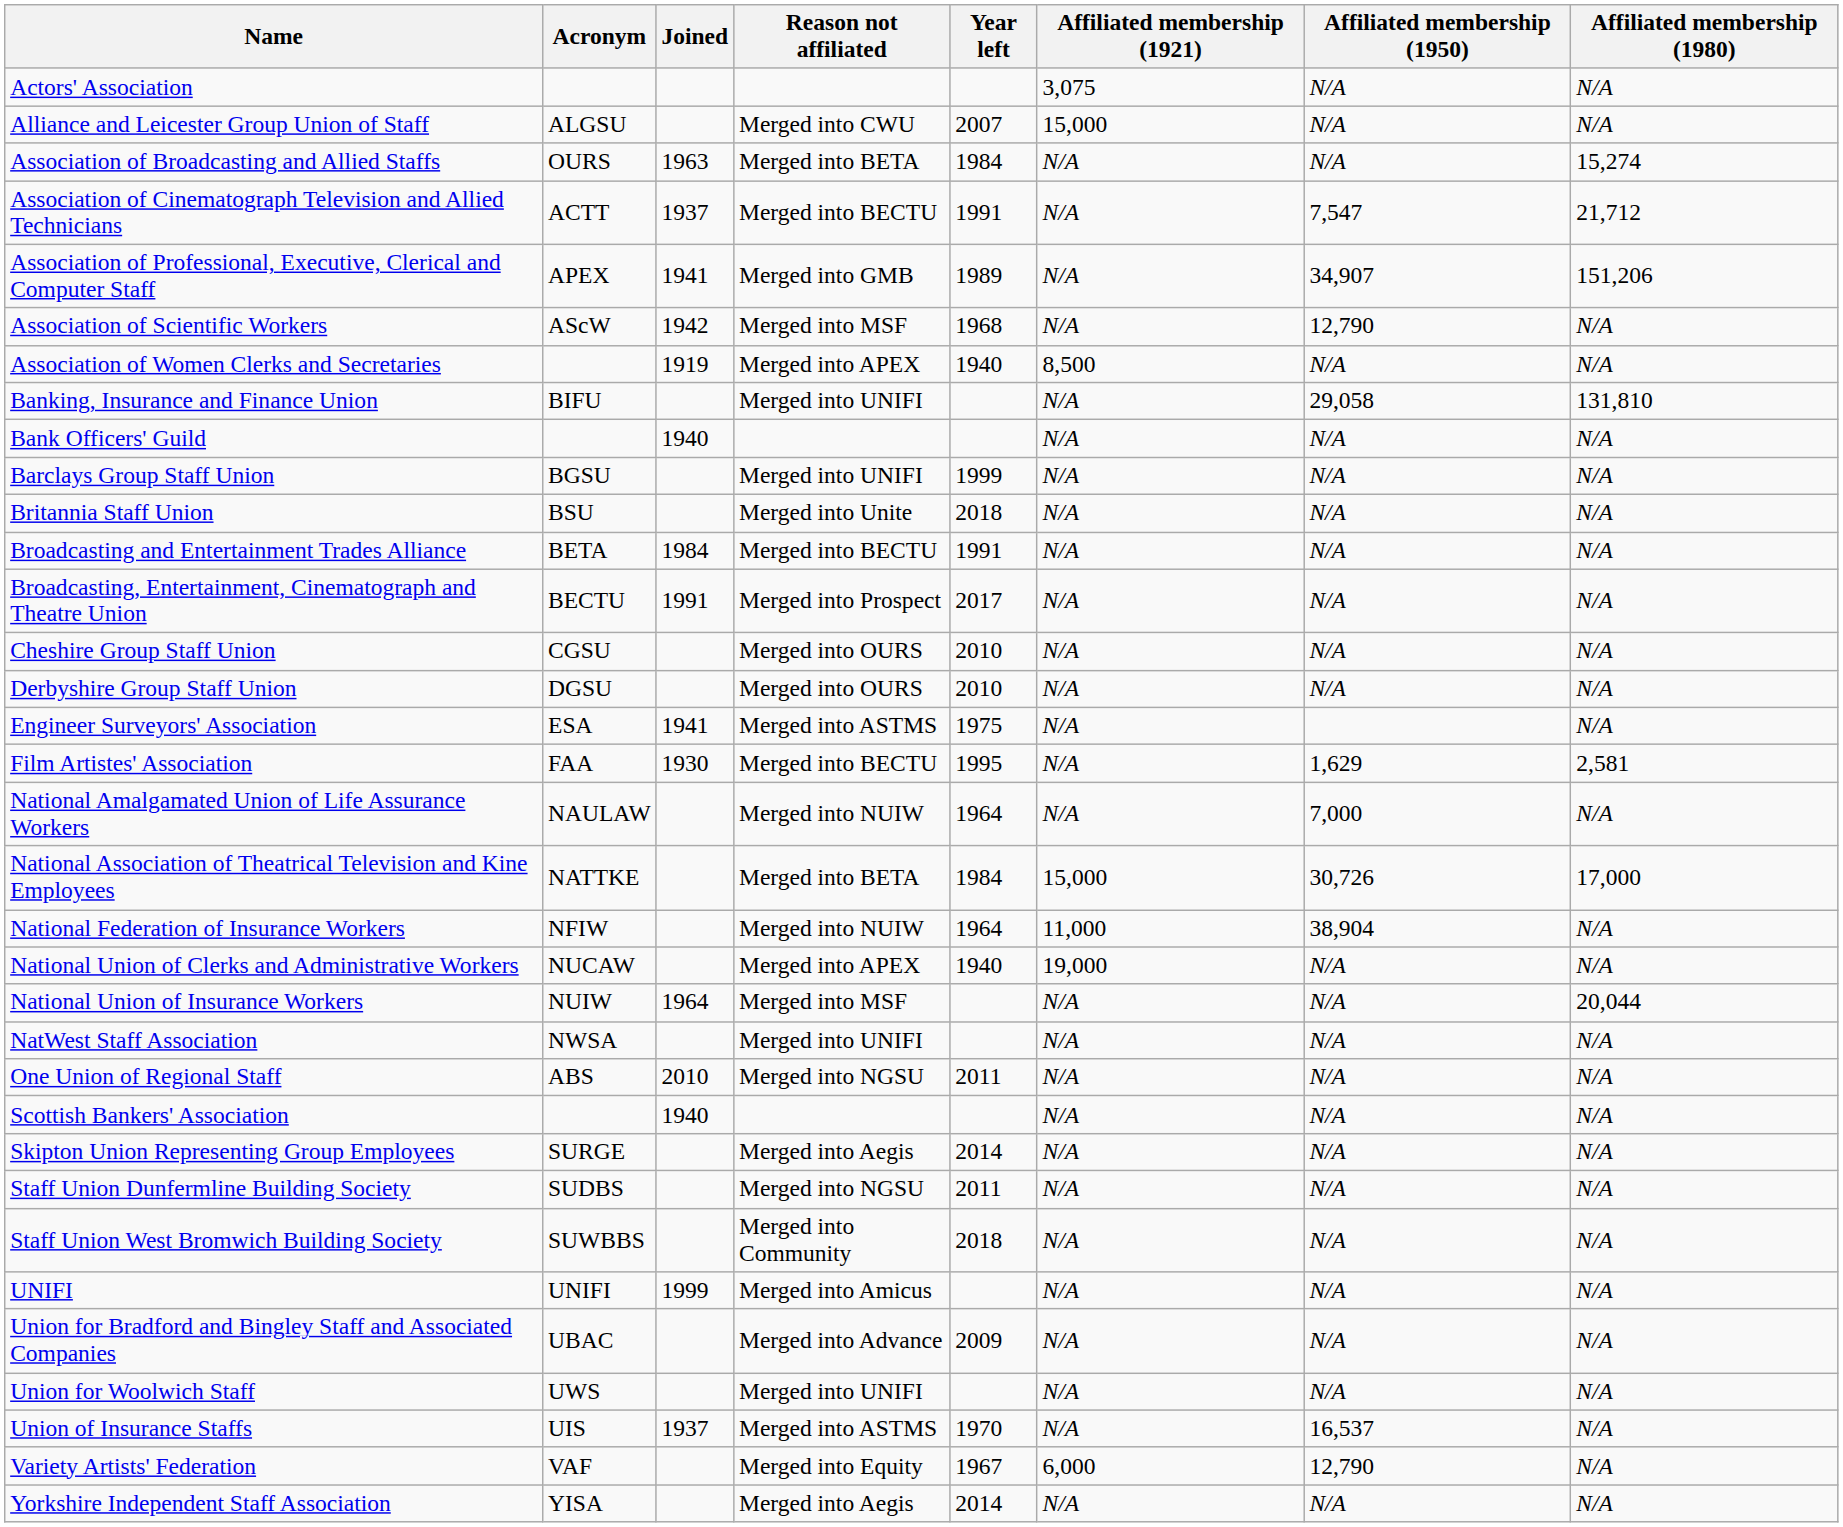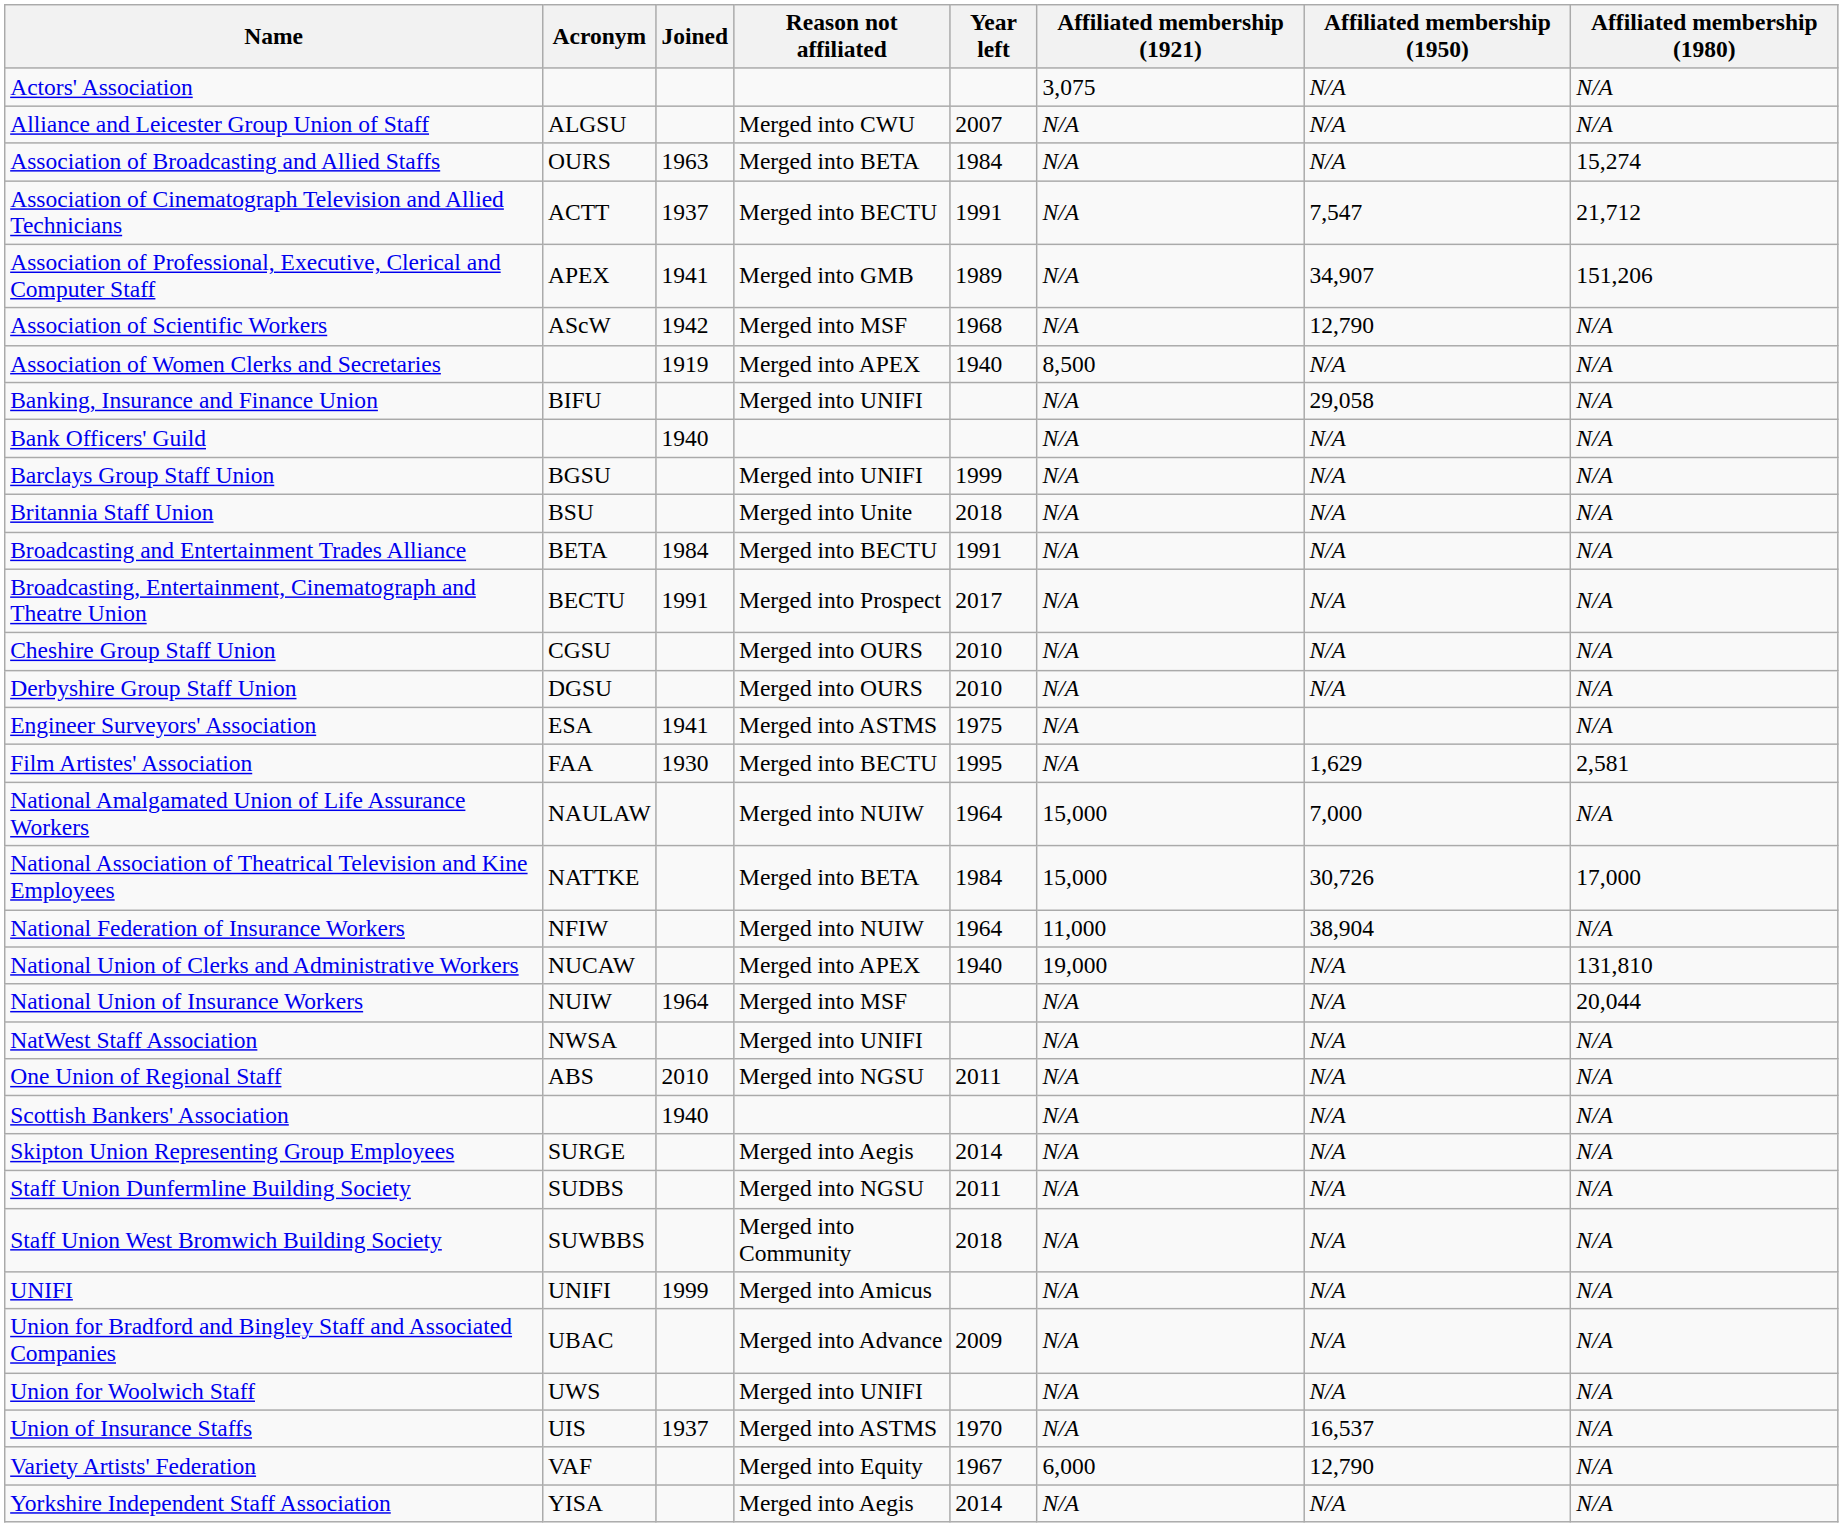(1075, 124) 15,000 -> (1061, 124) N/A
(1614, 400) 131,810 -> (1595, 400) N/A
(1061, 813) N/A -> (1075, 813) 15,000
(1595, 965) N/A -> (1614, 965) 131,810
